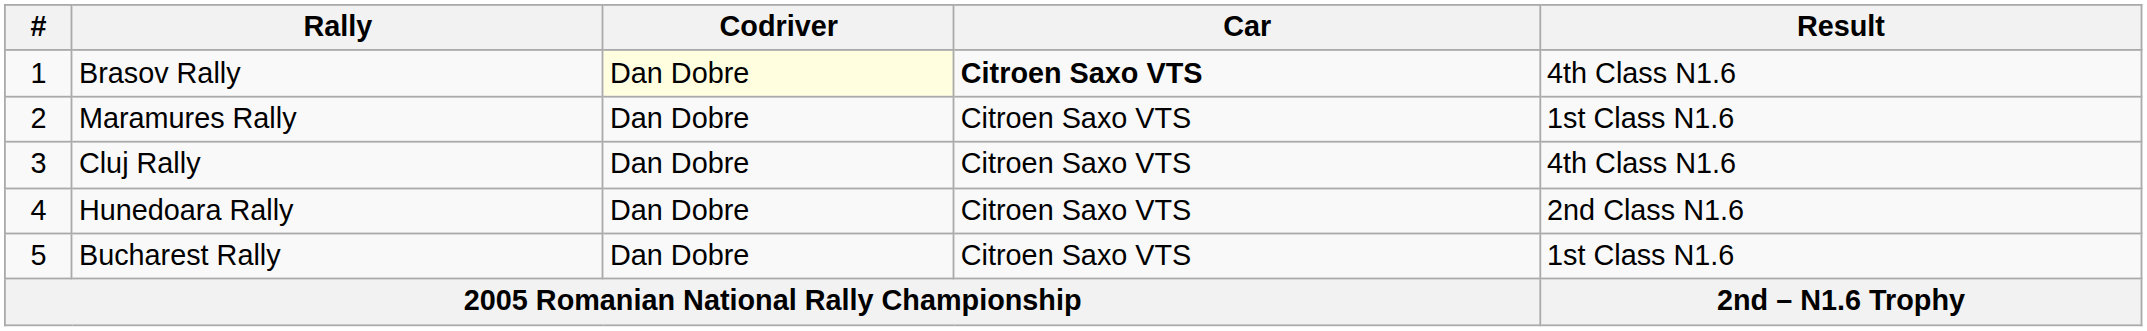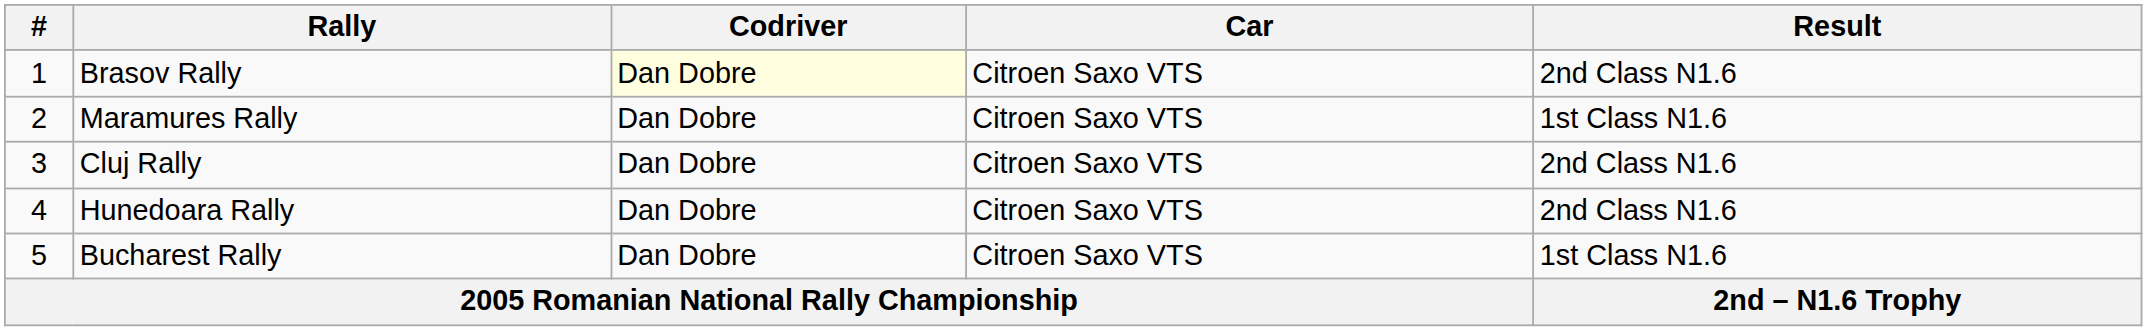(1082, 73) bold -> (1088, 73) normal
(1642, 73) 4th Class N1.6 -> (1638, 73) 2nd Class N1.6
(1642, 164) 4th Class N1.6 -> (1638, 164) 2nd Class N1.6
